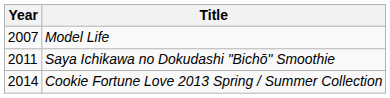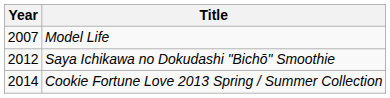(23, 59) 2011 -> (23, 59) 2012
